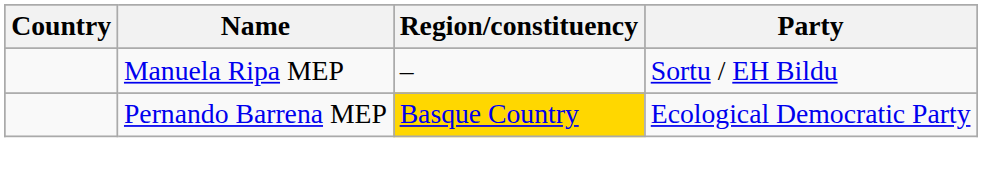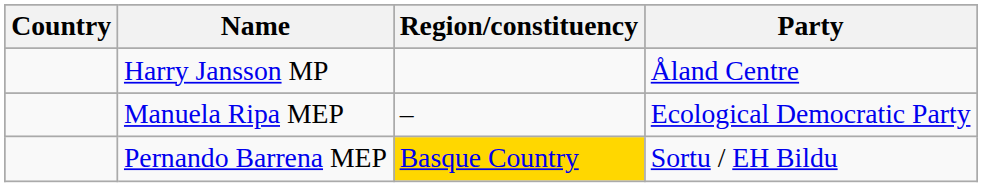+ row: (226, 70)
(744, 70) Sortu / EH Bildu -> (811, 114) Ecological Democratic Party
(811, 114) Ecological Democratic Party -> (744, 158) Sortu / EH Bildu
